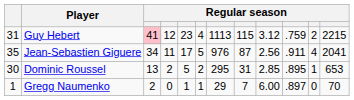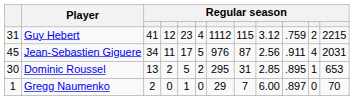(152, 35) pink background -> (152, 35) no background
(220, 35) 1113 -> (220, 35) 1112
(13, 52) 35 -> (13, 52) 45
(334, 52) 2041 -> (334, 52) 2031
(201, 87) 1 -> (201, 87) 0
